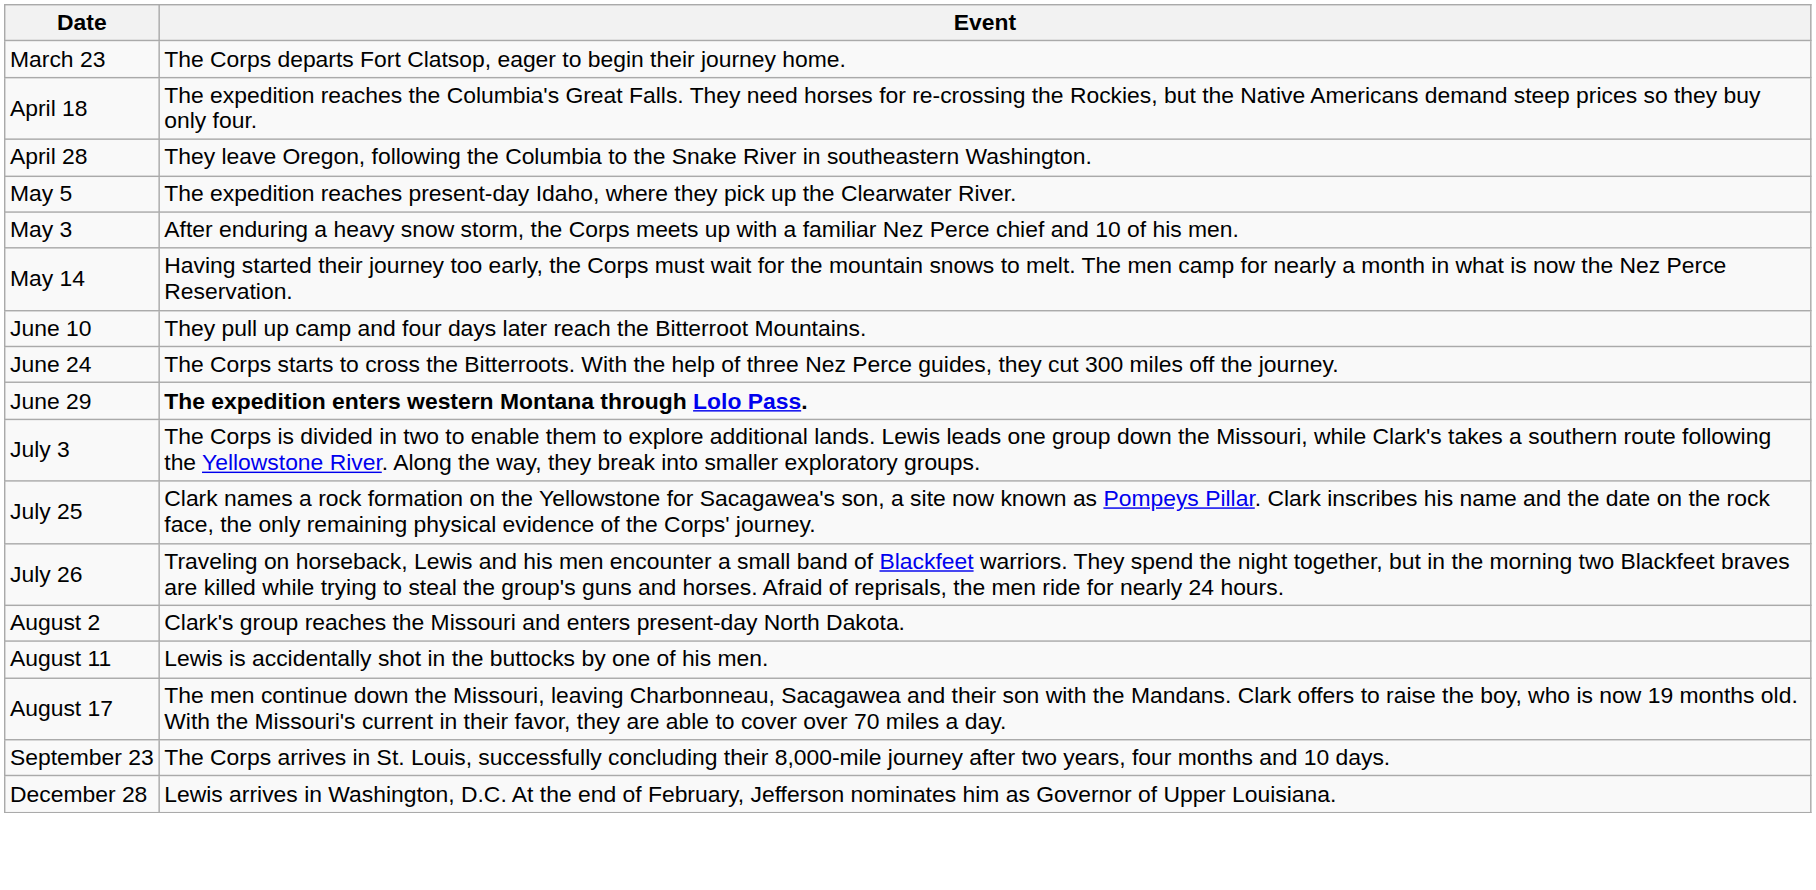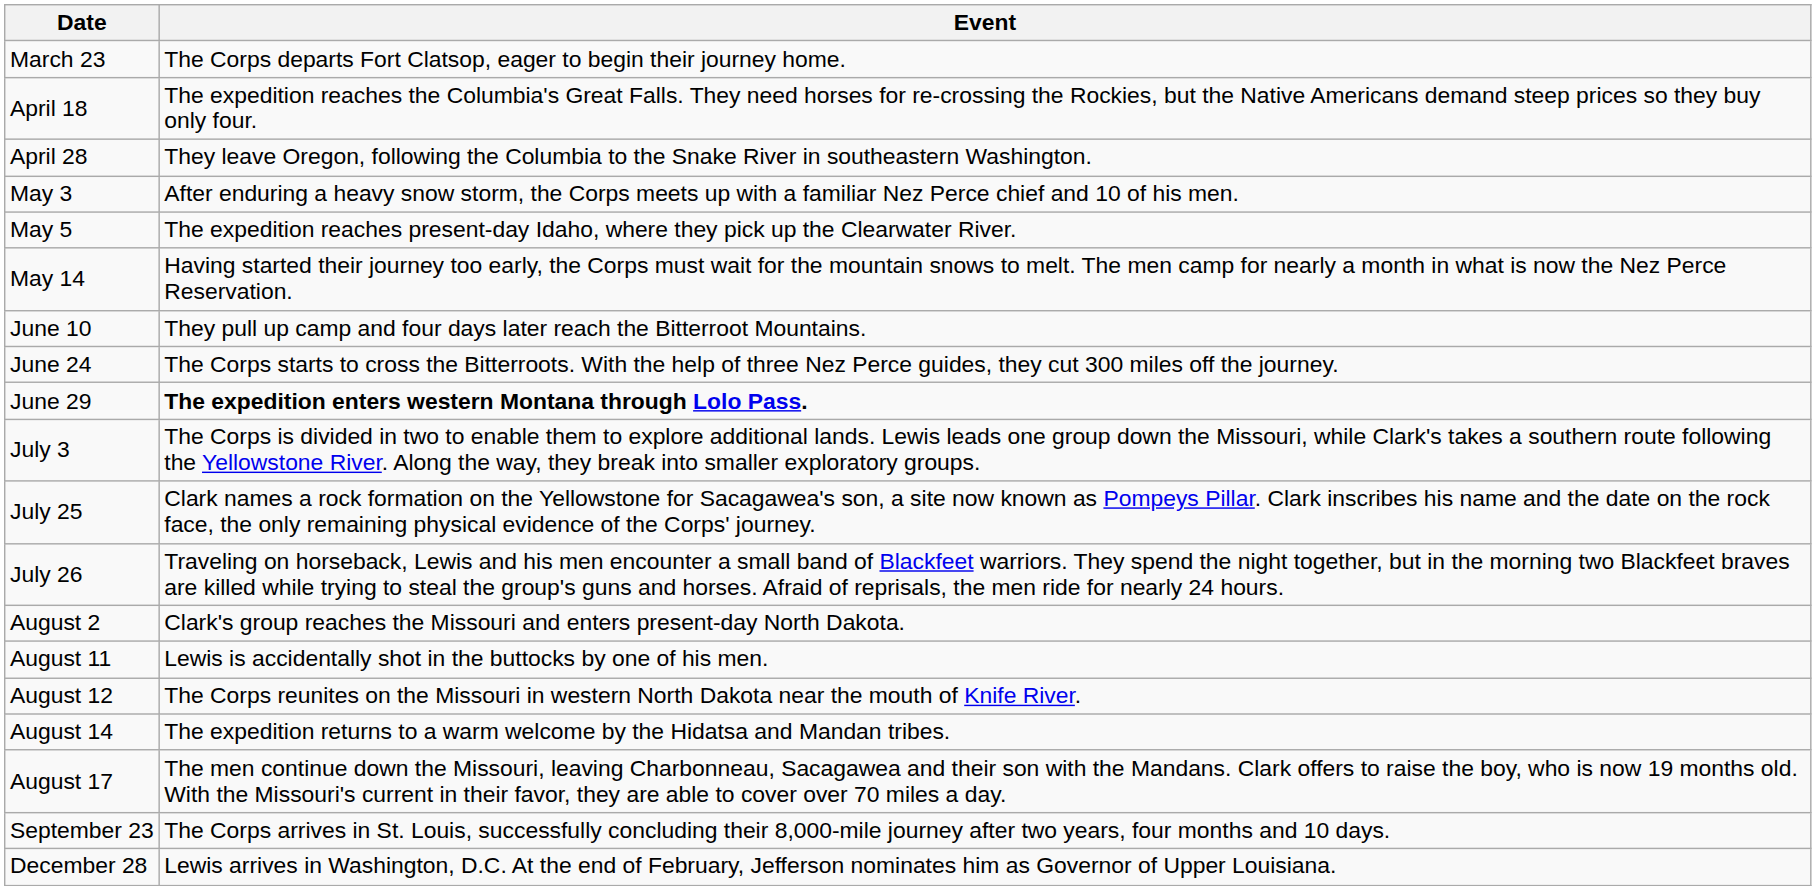rows swapped: (41, 229) <-> (41, 193)
+ row: (62, 695)
+ row: (62, 731)
